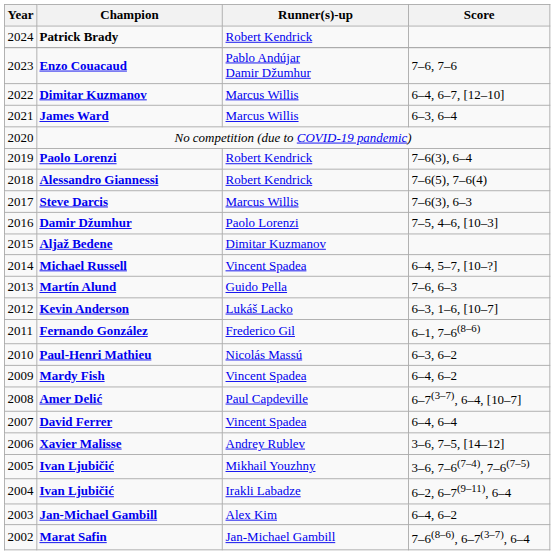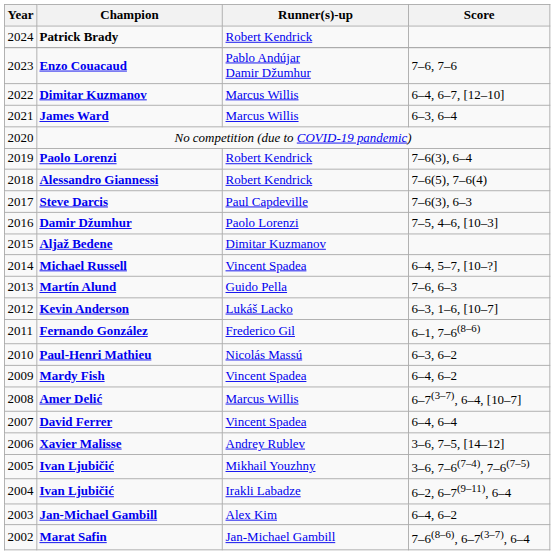(262, 201) Marcus Willis -> (267, 201) Paul Capdeville
(267, 399) Paul Capdeville -> (262, 399) Marcus Willis
